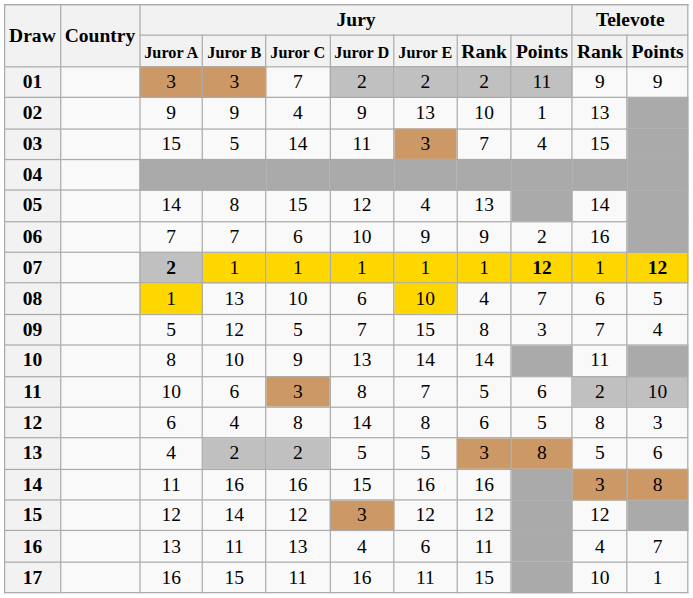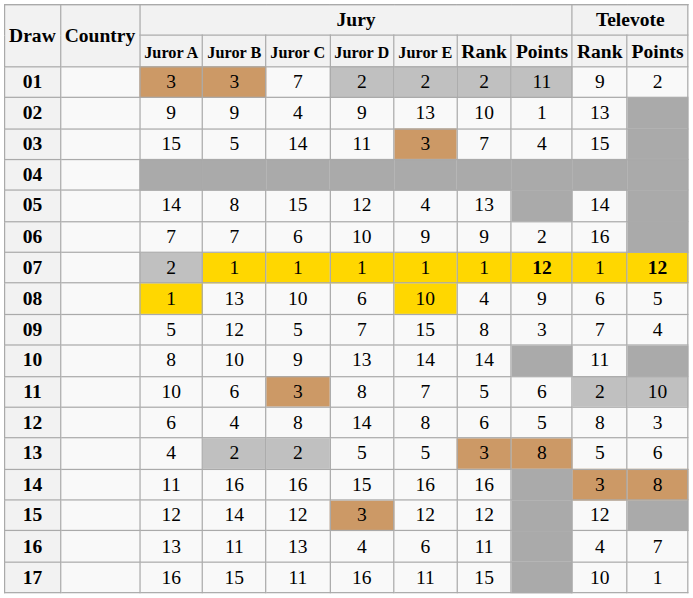(658, 81) 9 -> (658, 81) 2
(171, 267) bold -> (171, 267) normal
(542, 298) 7 -> (542, 298) 9
